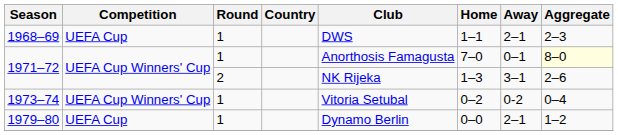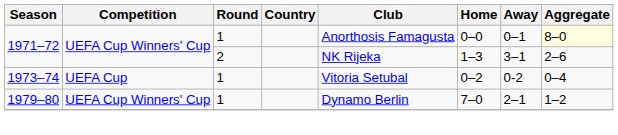- row: (33, 36)
(472, 57) 7–0 -> (472, 36) 0–0
(138, 99) UEFA Cup Winners' Cup -> (96, 78) UEFA Cup
(96, 120) UEFA Cup -> (138, 99) UEFA Cup Winners' Cup
(472, 120) 0–0 -> (472, 99) 7–0
